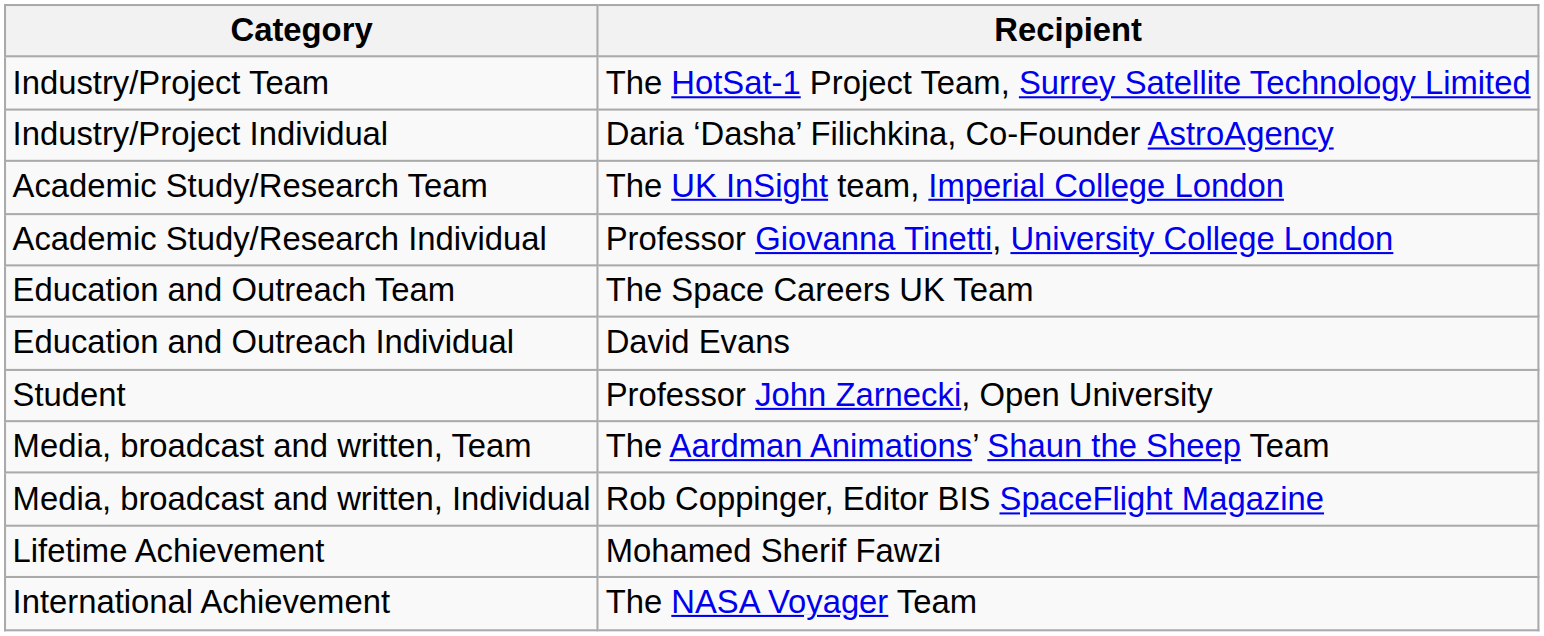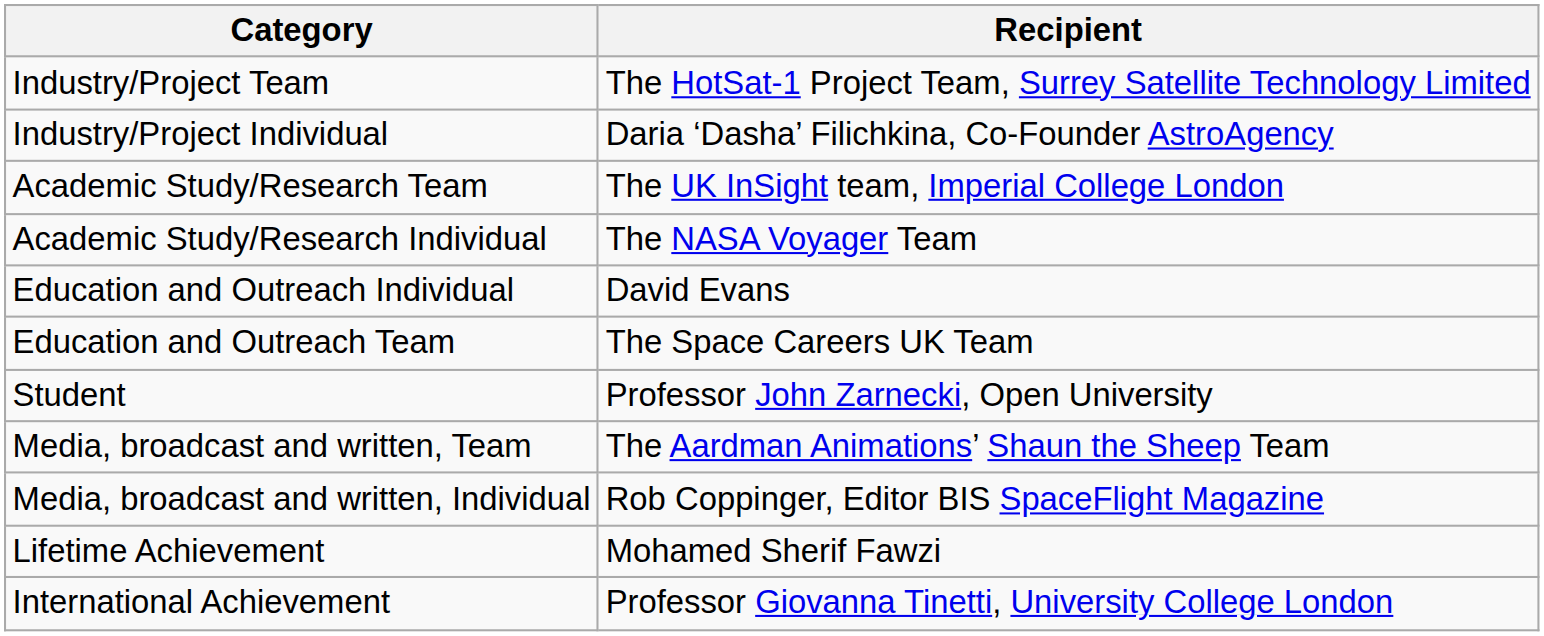(999, 238) Professor Giovanna Tinetti, University College London -> (791, 238) The NASA Voyager Team
rows swapped: (234, 290) <-> (263, 342)
(791, 602) The NASA Voyager Team -> (999, 602) Professor Giovanna Tinetti, University College London
